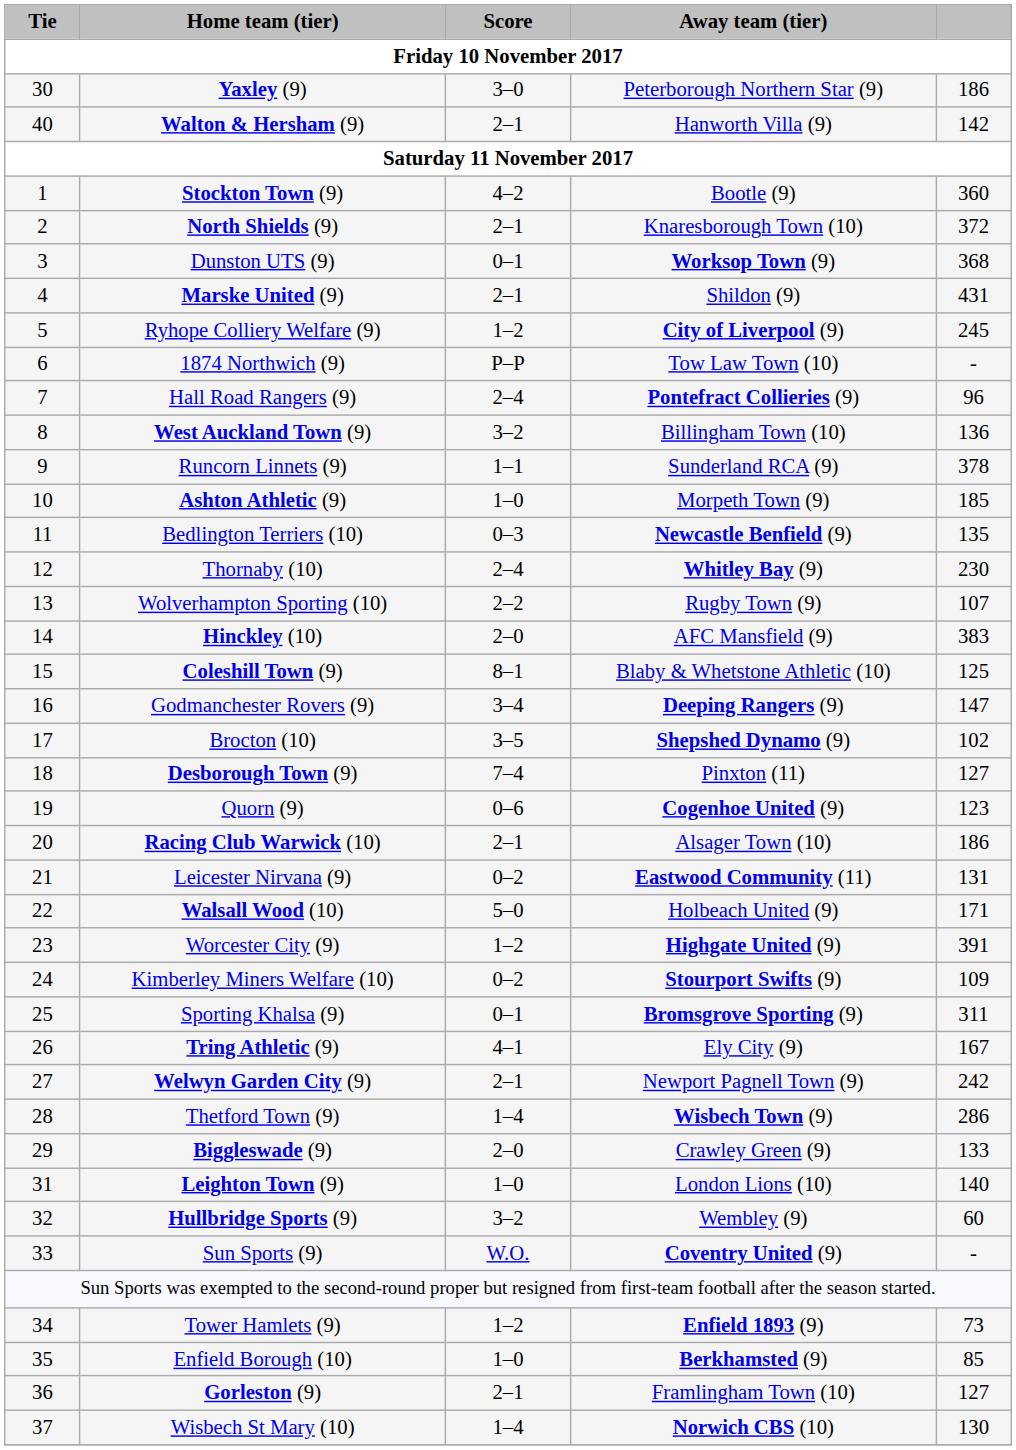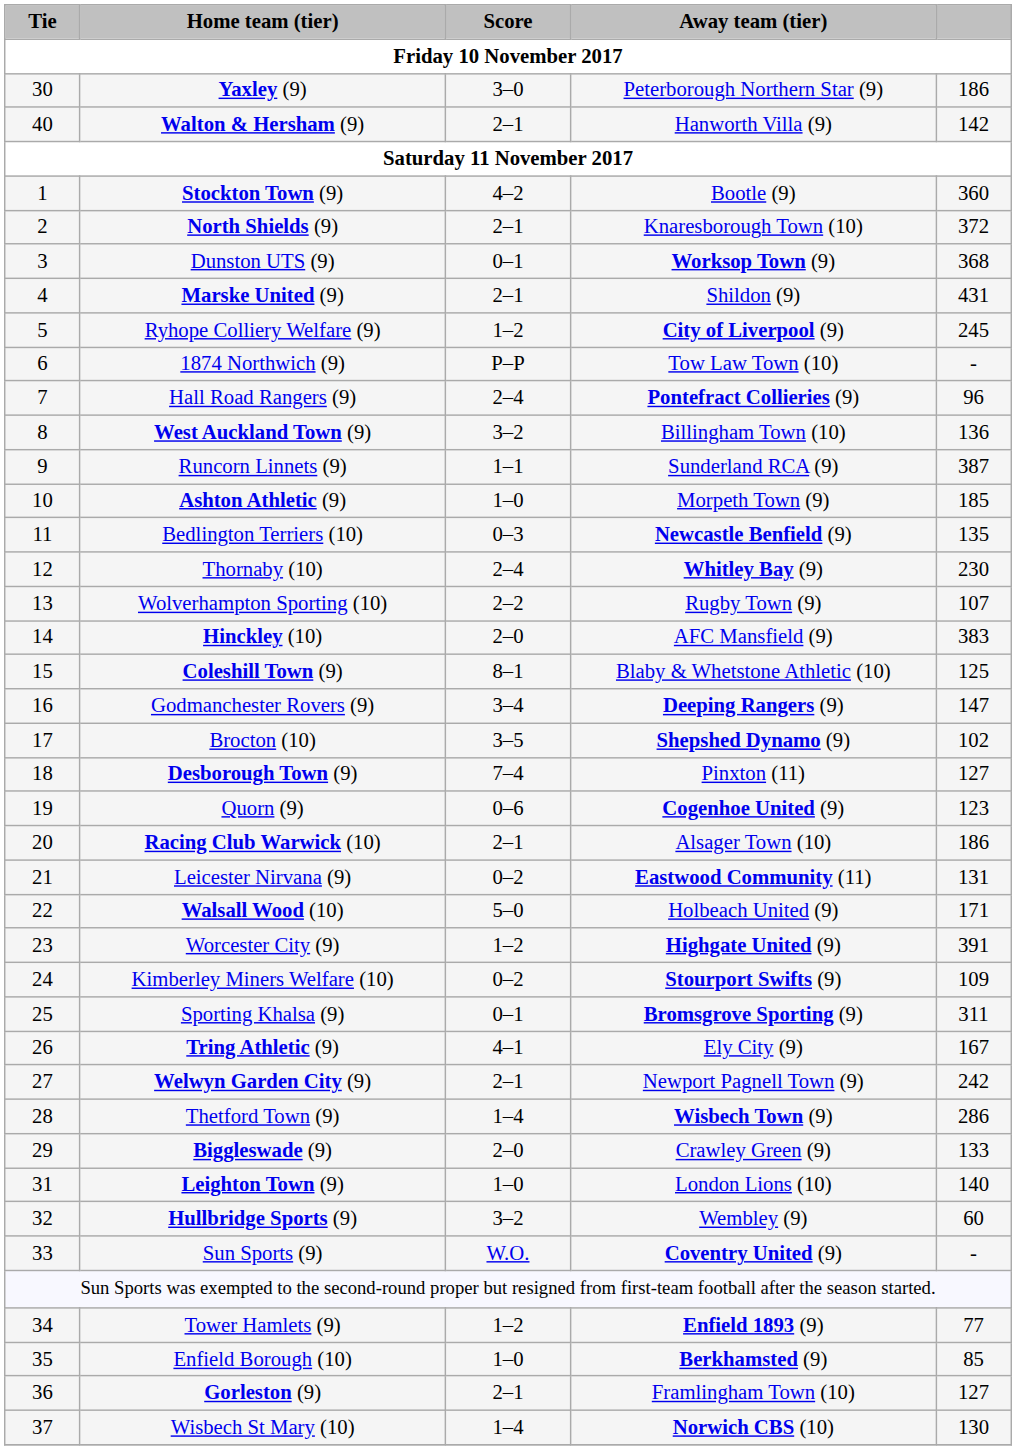(974, 466) 378 -> (974, 466) 387
(974, 1325) 73 -> (974, 1325) 77
